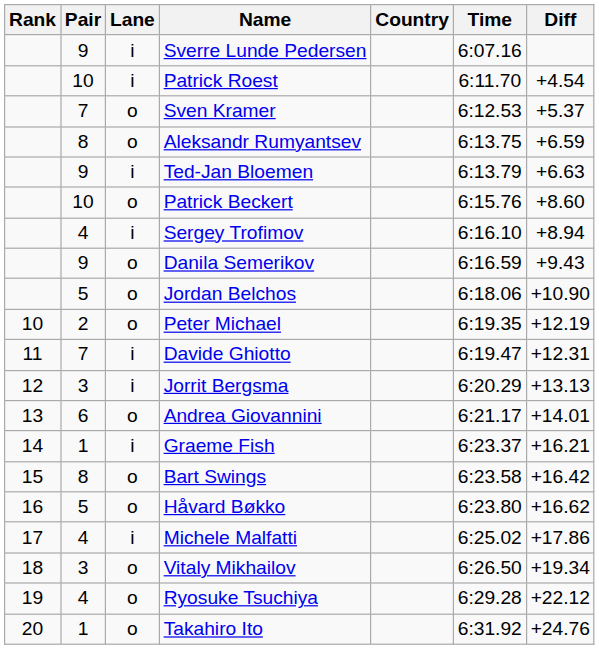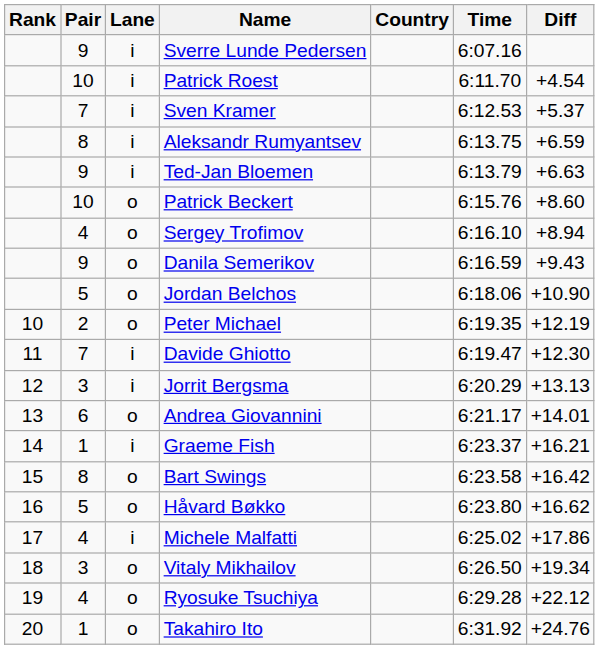(132, 111) o -> (132, 111) i
(132, 141) o -> (132, 141) i
(132, 232) i -> (132, 232) o
(560, 354) +12.31 -> (560, 354) +12.30
